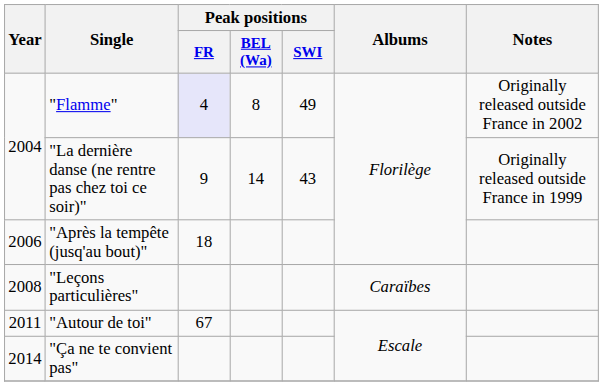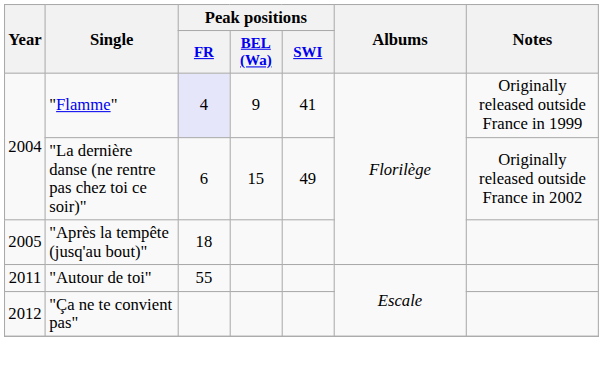(256, 105) 8 -> (256, 105) 9
(308, 105) 49 -> (308, 105) 41
(532, 105) Originally released outside France in 2002 -> (532, 105) Originally released outside France in 1999
(204, 178) 9 -> (204, 178) 6
(256, 178) 14 -> (256, 178) 15
(308, 178) 43 -> (308, 178) 49
(532, 178) Originally released outside France in 1999 -> (532, 178) Originally released outside France in 2002
(25, 242) 2006 -> (25, 242) 2005
- row: (94, 287)
(204, 323) 67 -> (204, 277) 55
(25, 358) 2014 -> (25, 313) 2012
